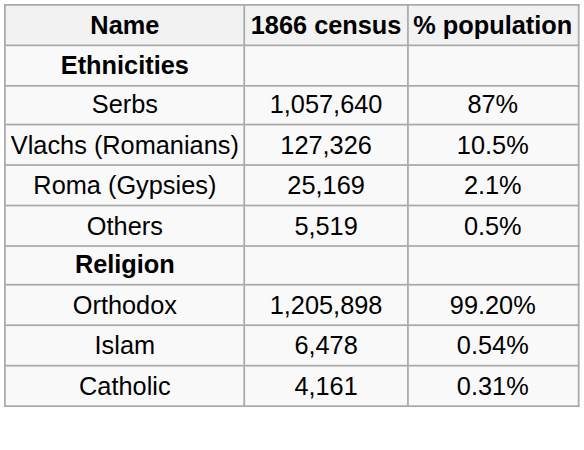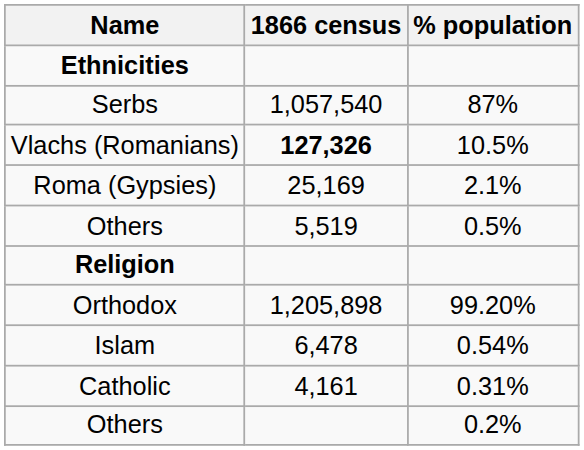(326, 105) 1,057,640 -> (326, 105) 1,057,540
(326, 145) normal -> (326, 145) bold
+ row: (125, 426)
